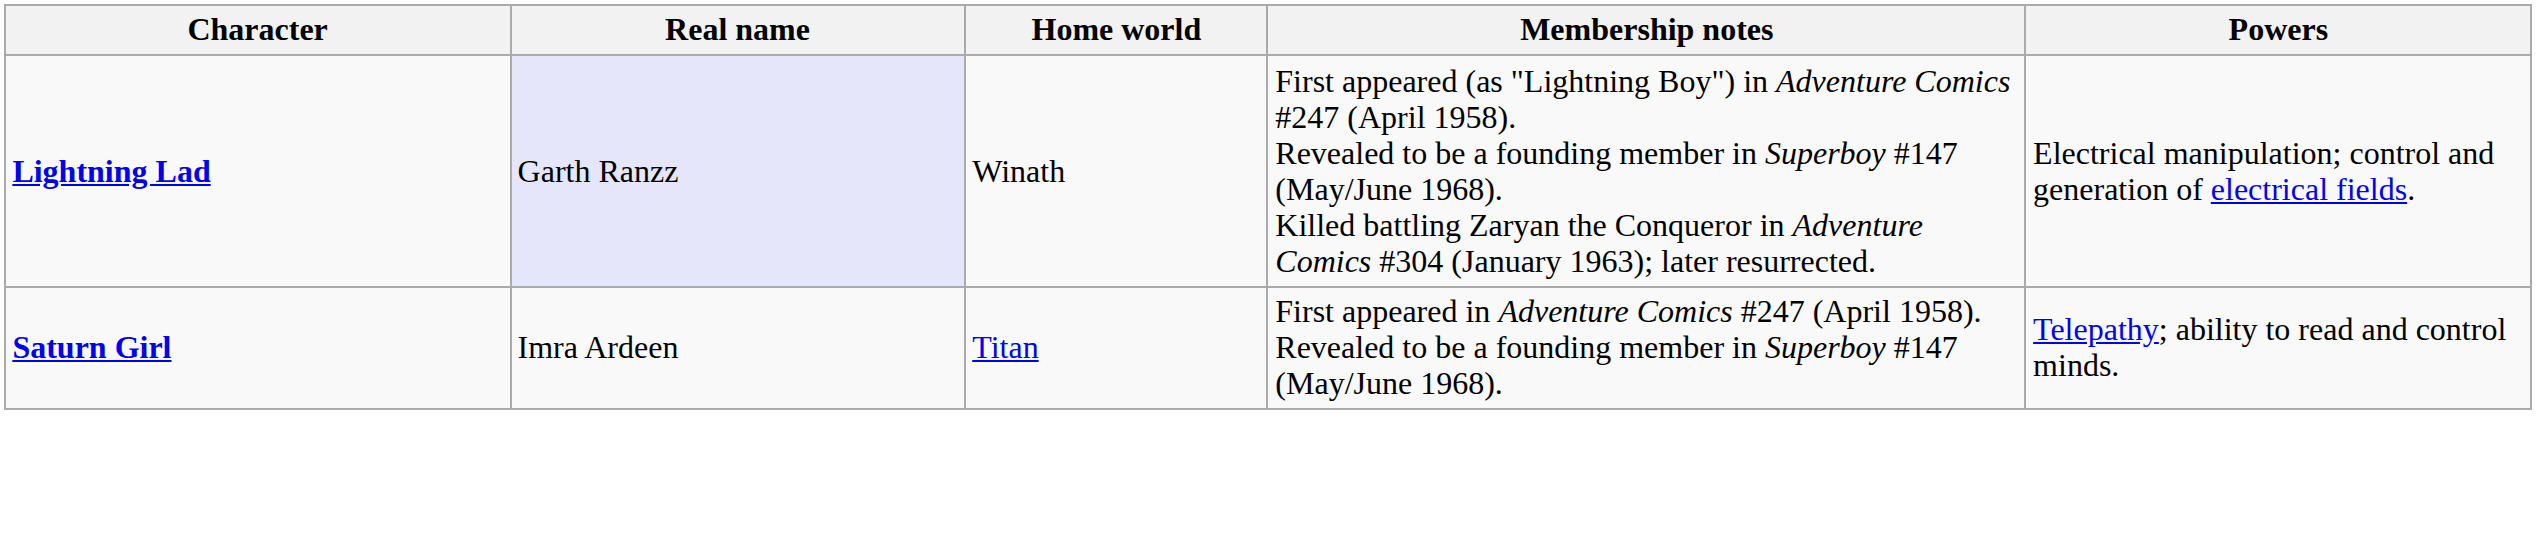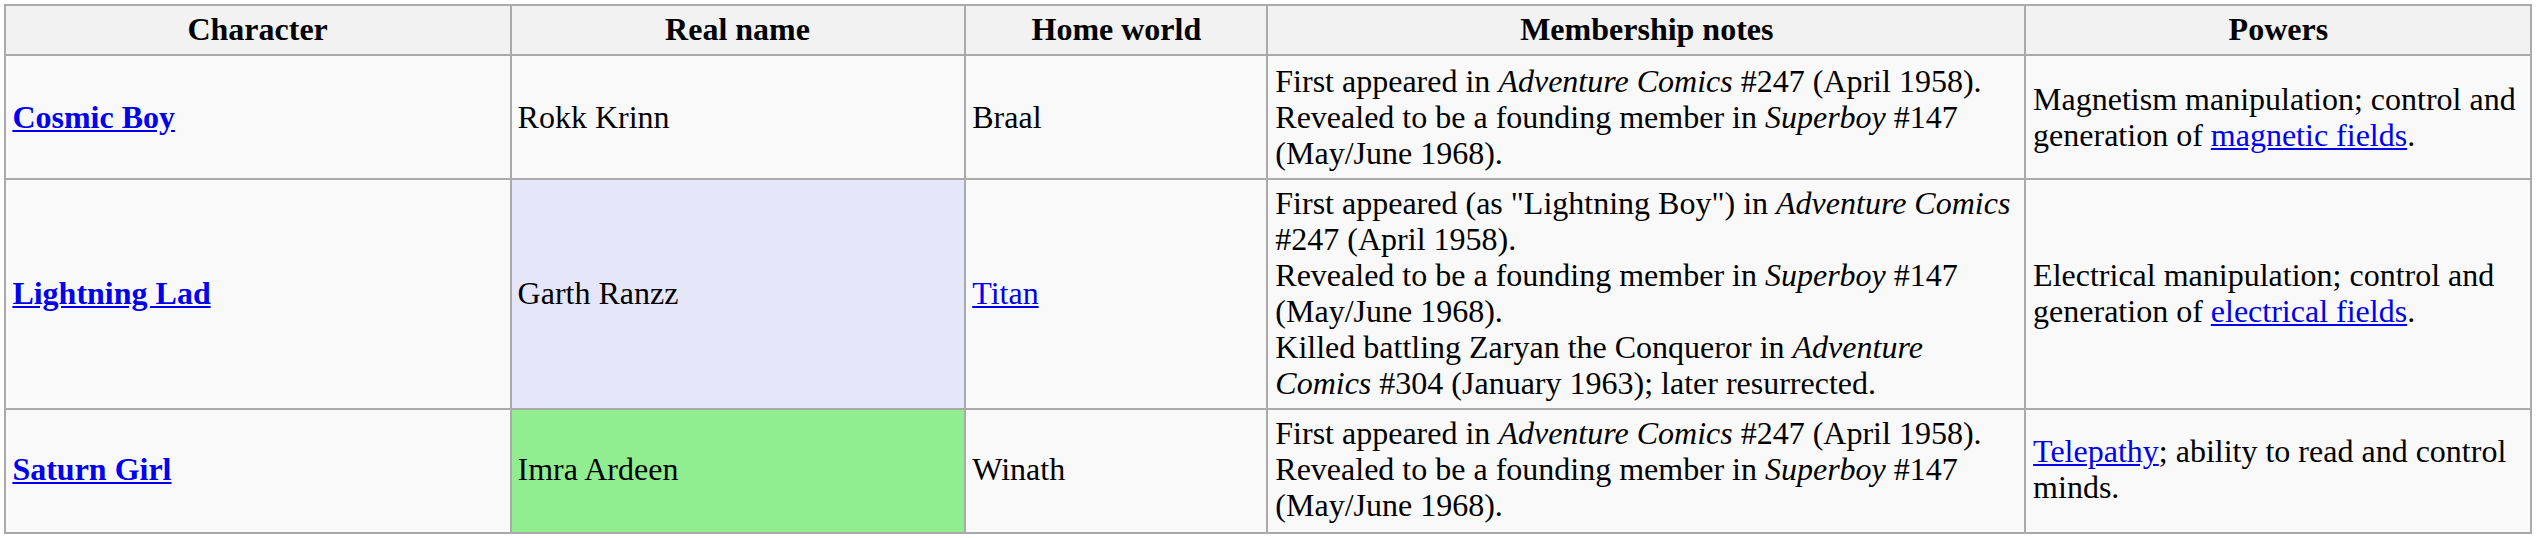+ row: (94, 116)
(1019, 170) Winath -> (1005, 293) Titan
(598, 347) no background -> (598, 470) lightgreen background
(1005, 347) Titan -> (1019, 470) Winath
